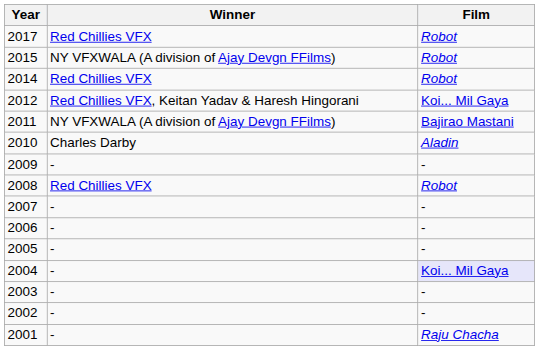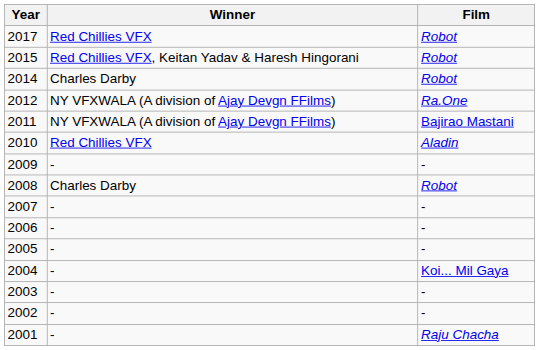(193, 57) NY VFXWALA (A division of Ajay Devgn FFilms) -> (204, 57) Red Chillies VFX, Keitan Yadav & Haresh Hingorani
(101, 79) Red Chillies VFX -> (93, 79) Charles Darby
(204, 100) Red Chillies VFX, Keitan Yadav & Haresh Hingorani -> (193, 100) NY VFXWALA (A division of Ajay Devgn FFilms)
(465, 100) Koi... Mil Gaya -> (444, 100) Ra.One
(93, 143) Charles Darby -> (101, 143) Red Chillies VFX
(101, 185) Red Chillies VFX -> (93, 185) Charles Darby
(465, 270) lavender background -> (465, 270) no background
